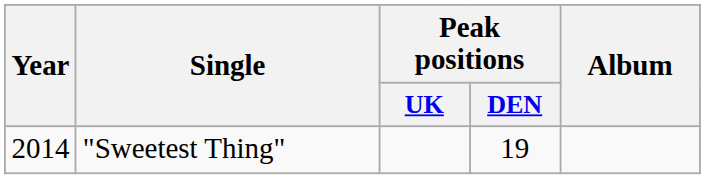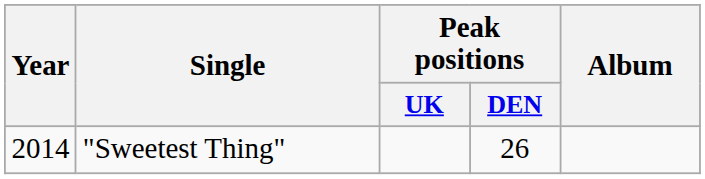(515, 148) 19 -> (515, 148) 26
